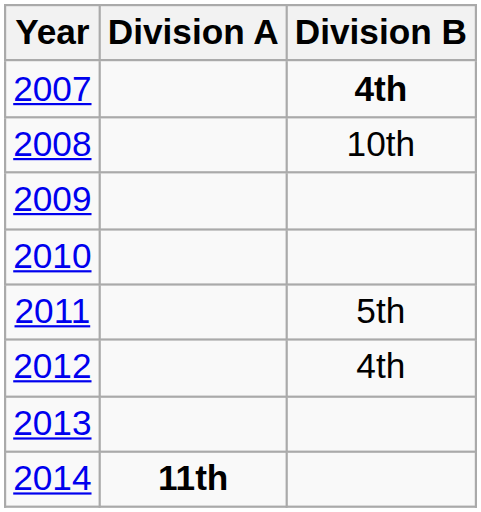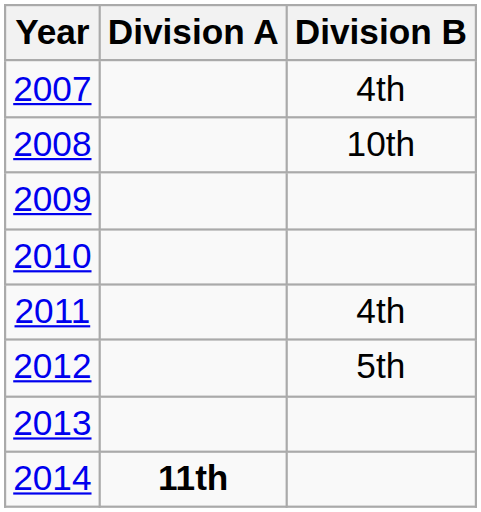(381, 88) bold -> (381, 88) normal
(381, 311) 5th -> (381, 311) 4th
(381, 367) 4th -> (381, 367) 5th
